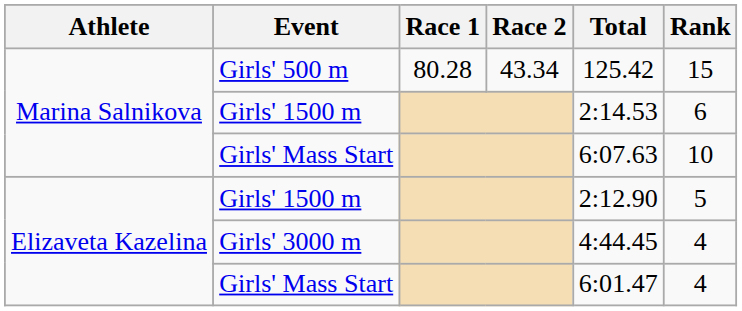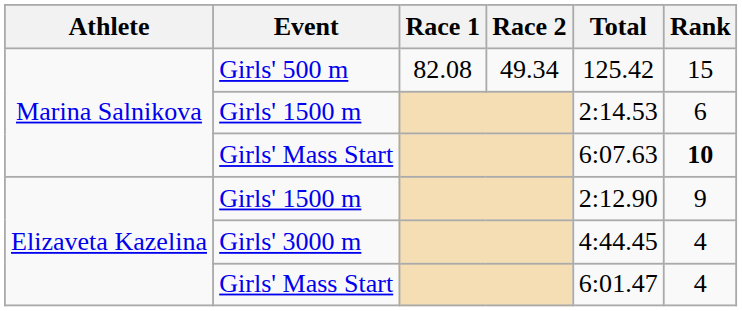(443, 69) 80.28 -> (443, 69) 82.08
(529, 69) 43.34 -> (529, 69) 49.34
(700, 155) normal -> (700, 155) bold
(700, 198) 5 -> (700, 198) 9
